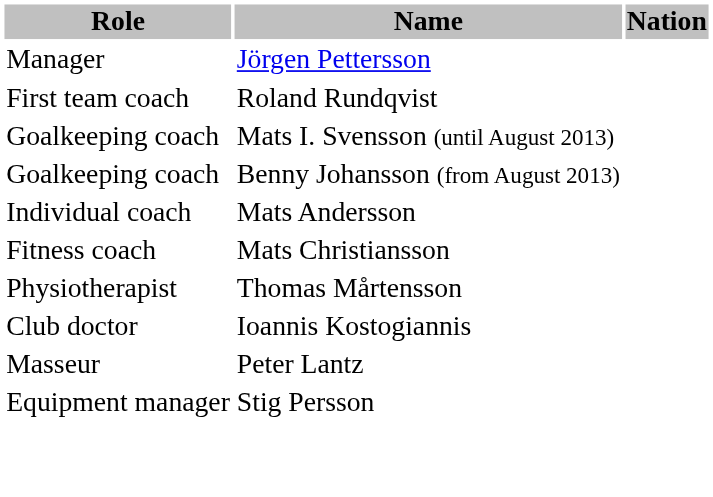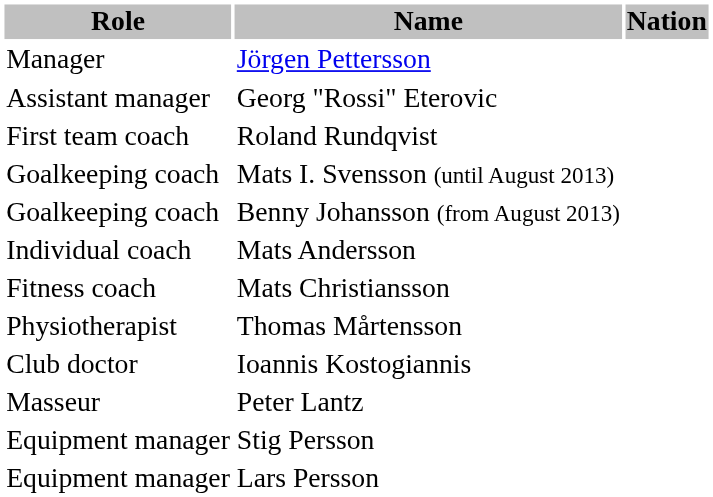+ row: (367, 97)
+ row: (308, 478)
